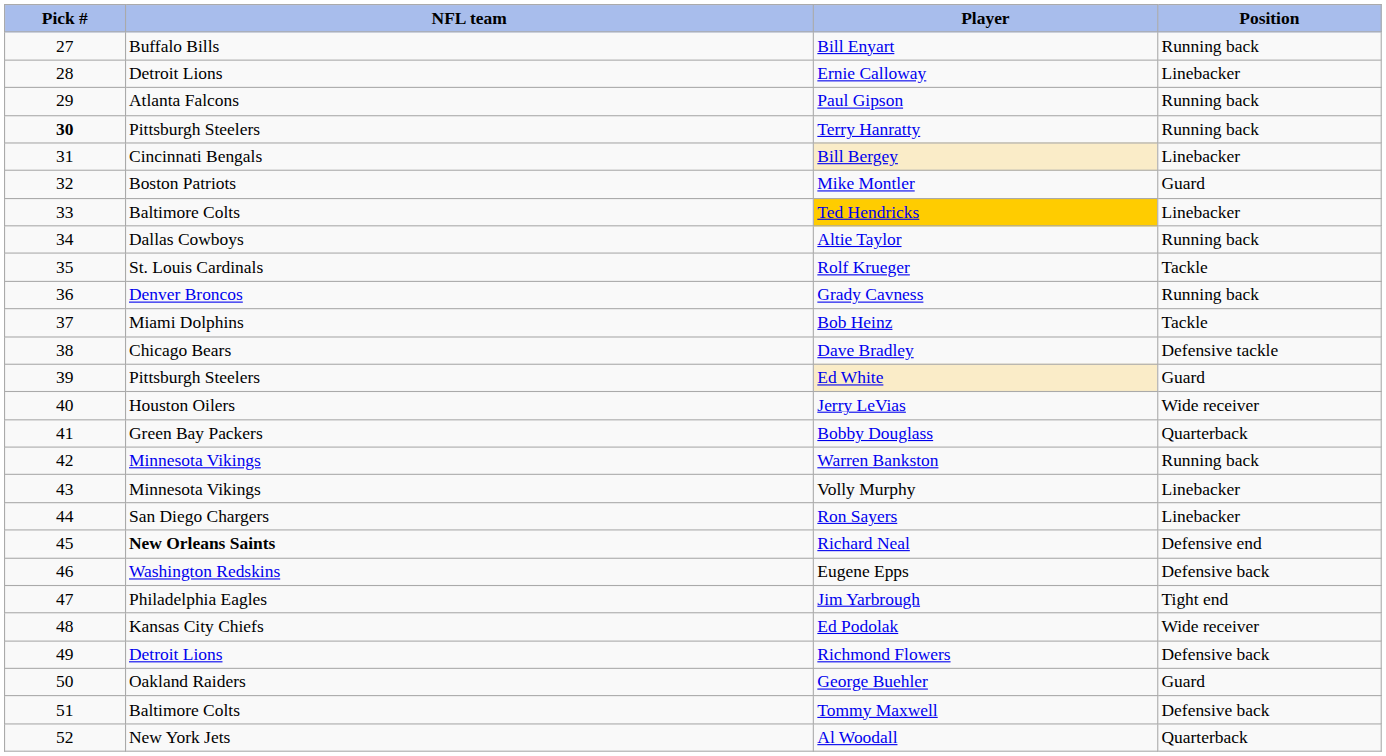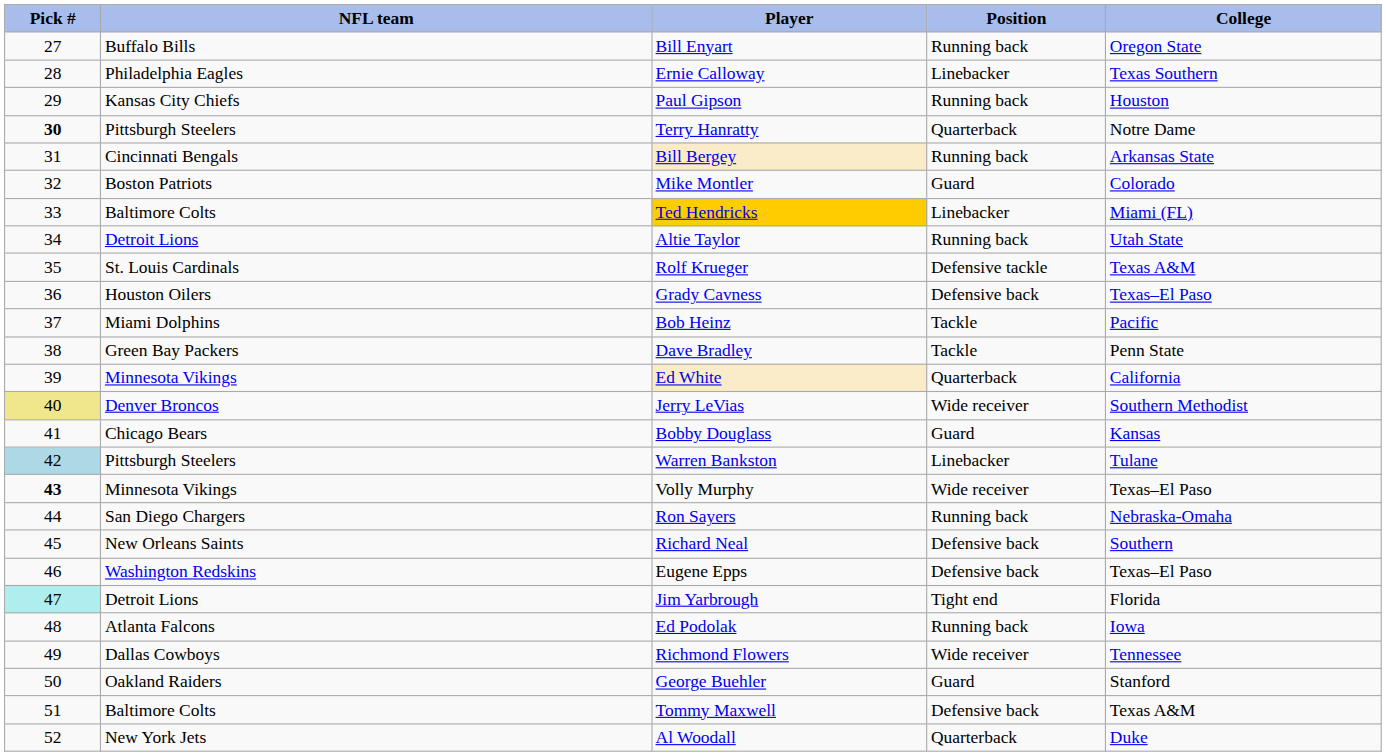+ column: (1244, 18)
(176, 73) Detroit Lions -> (174, 73) Philadelphia Eagles
(184, 101) Atlanta Falcons -> (172, 101) Kansas City Chiefs
(1210, 128) Running back -> (974, 128) Quarterback
(1201, 156) Linebacker -> (980, 156) Running back
(186, 239) Dallas Cowboys -> (152, 239) Detroit Lions
(1185, 267) Tackle -> (989, 267) Defensive tackle
(186, 294) Denver Broncos -> (158, 294) Houston Oilers
(1210, 294) Running back -> (985, 294) Defensive back
(180, 350) Chicago Bears -> (172, 350) Green Bay Packers
(1220, 350) Defensive tackle -> (954, 350) Tackle
(194, 377) Pittsburgh Steelers -> (171, 377) Minnesota Vikings
(1183, 377) Guard -> (974, 377) Quarterback
(65, 405) no background -> (53, 405) khaki background
(182, 405) Houston Oilers -> (162, 405) Denver Broncos
(196, 433) Green Bay Packers -> (156, 433) Chicago Bears
(1205, 433) Quarterback -> (953, 433) Guard
(65, 460) no background -> (53, 460) lightblue background
(195, 460) Minnesota Vikings -> (170, 460) Pittsburgh Steelers
(1210, 460) Running back -> (970, 460) Linebacker
(65, 488) normal -> (53, 488) bold
(1201, 488) Linebacker -> (980, 488) Wide receiver
(1201, 516) Linebacker -> (980, 516) Running back
(202, 543) bold -> (174, 543) normal
(1212, 543) Defensive end -> (985, 543) Defensive back
(65, 599) no background -> (53, 599) paleturquoise background
(198, 599) Philadelphia Eagles -> (152, 599) Detroit Lions
(196, 626) Kansas City Chiefs -> (160, 626) Atlanta Falcons
(1210, 626) Wide receiver -> (980, 626) Running back
(176, 654) Detroit Lions -> (162, 654) Dallas Cowboys
(1216, 654) Defensive back -> (980, 654) Wide receiver
